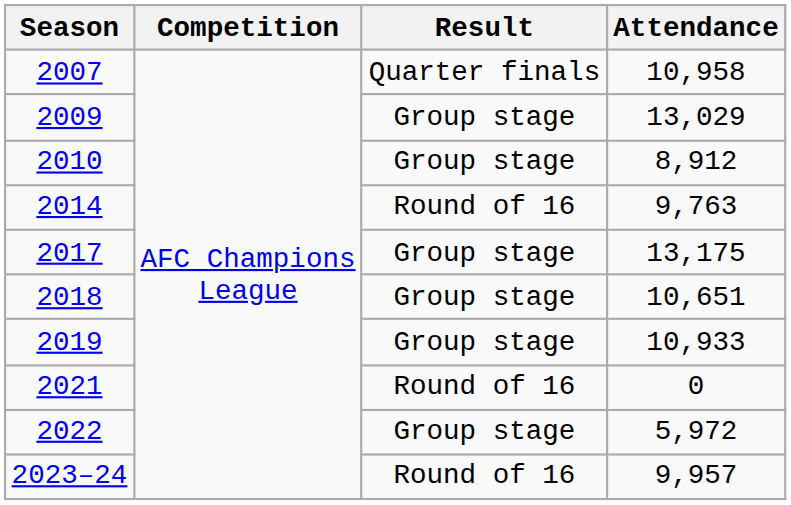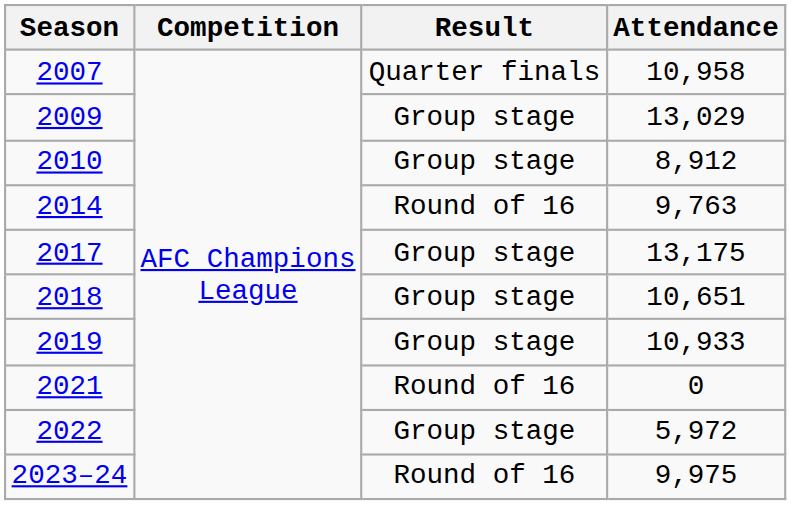(696, 477) 9,957 -> (696, 477) 9,975
